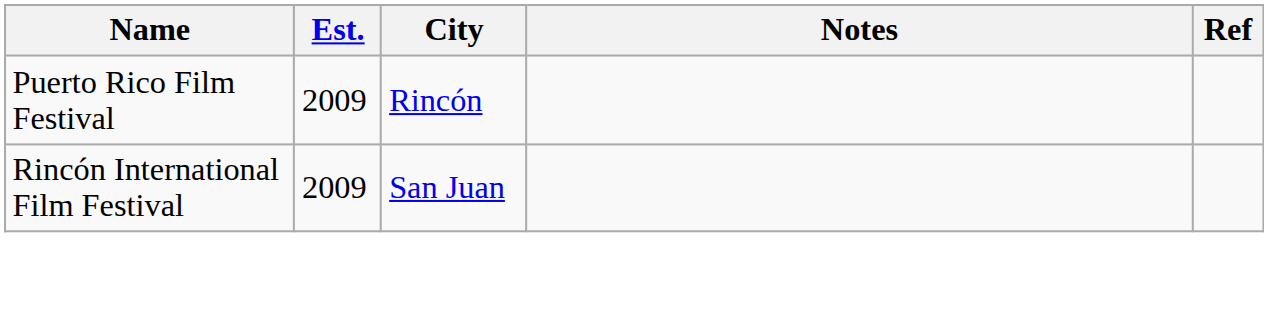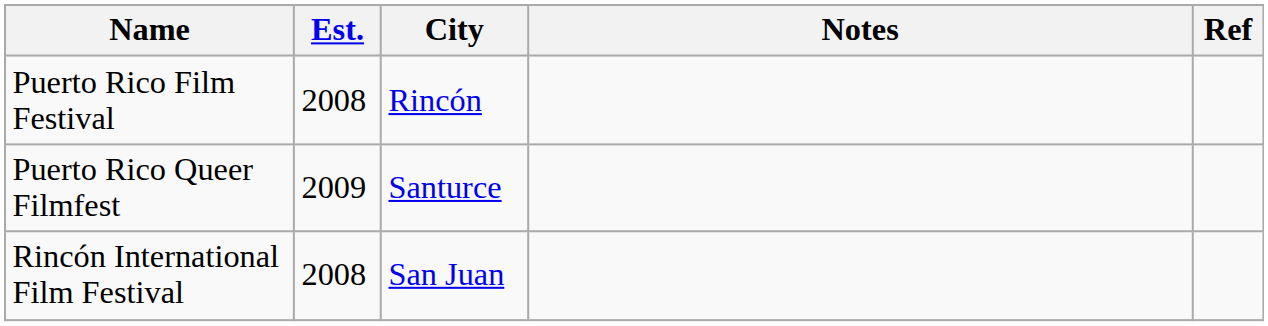(334, 99) 2009 -> (334, 99) 2008
+ row: (133, 187)
(334, 187) 2009 -> (334, 274) 2008
